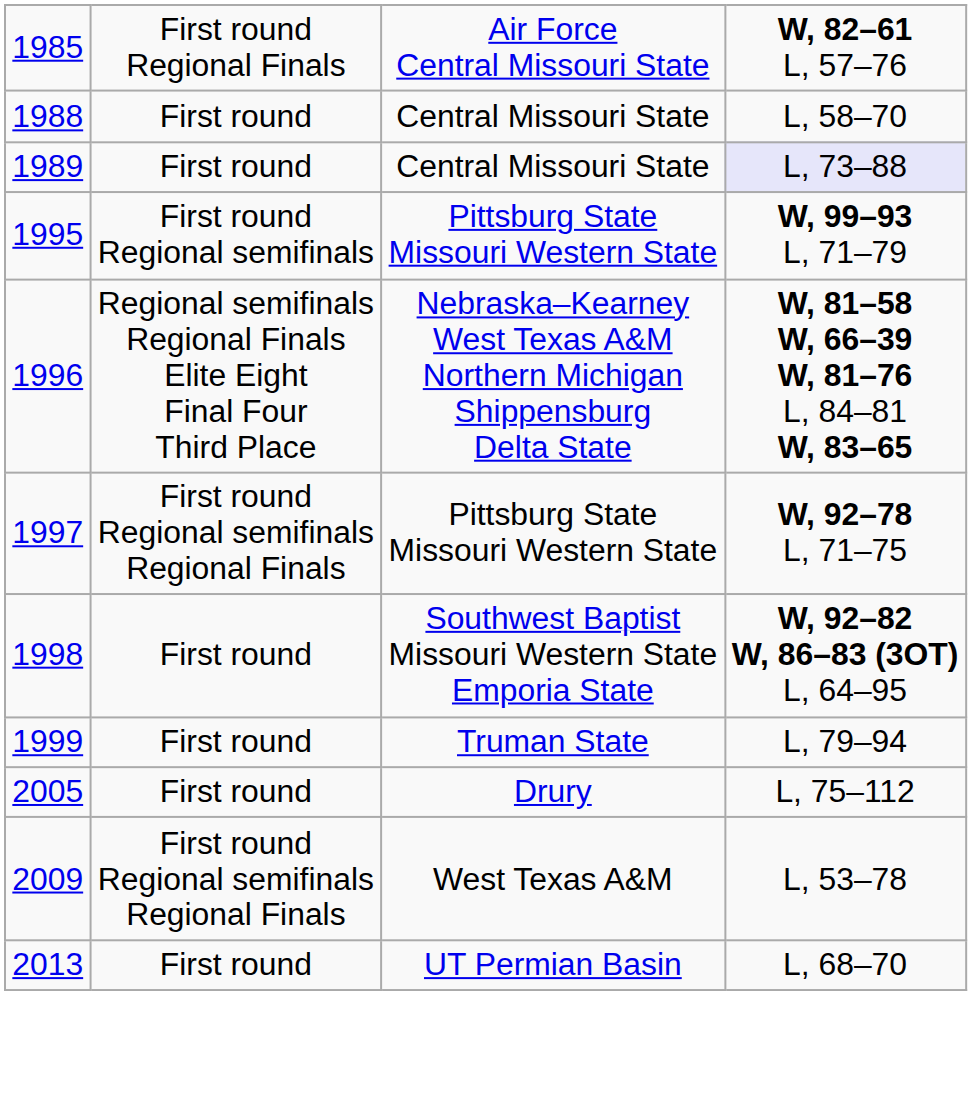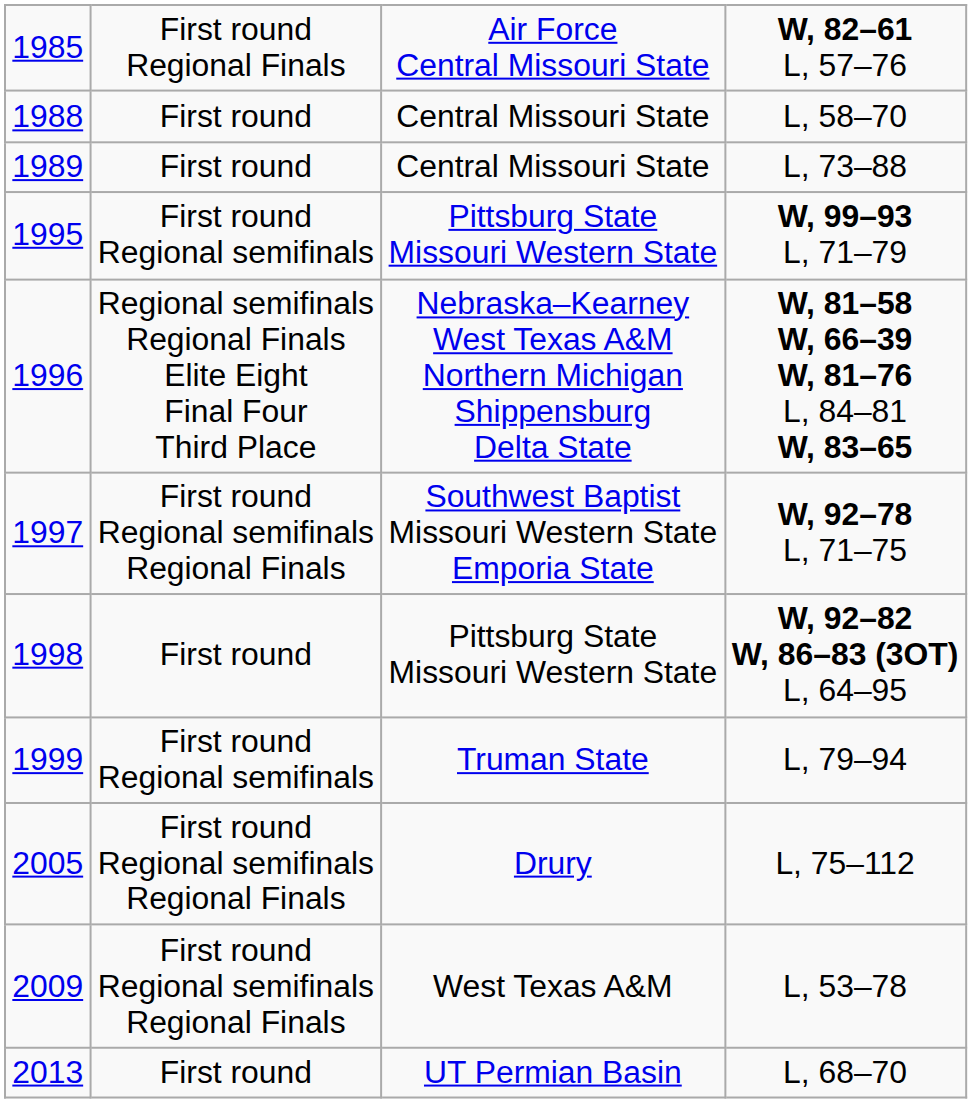(845, 166) lavender background -> (845, 166) no background
(553, 532) Pittsburg State Missouri Western State -> (553, 532) Southwest Baptist Missouri Western State Emporia State
(553, 655) Southwest Baptist Missouri Western State Emporia State -> (553, 655) Pittsburg State Missouri Western State
(236, 741) First round -> (236, 759) First round Regional semifinals
(236, 791) First round -> (236, 863) First round Regional semifinals Regional Finals
